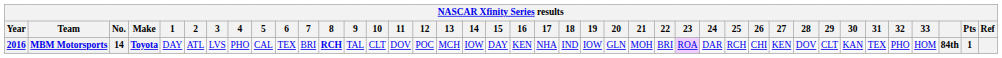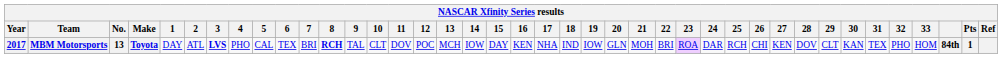(16, 45) 2016 -> (16, 45) 2017
(119, 45) 14 -> (119, 45) 13
(217, 45) normal -> (218, 45) bold
